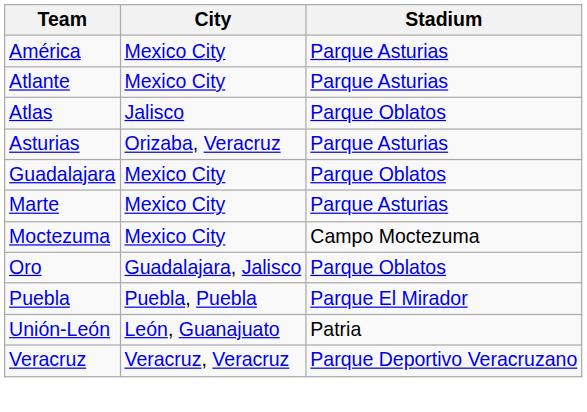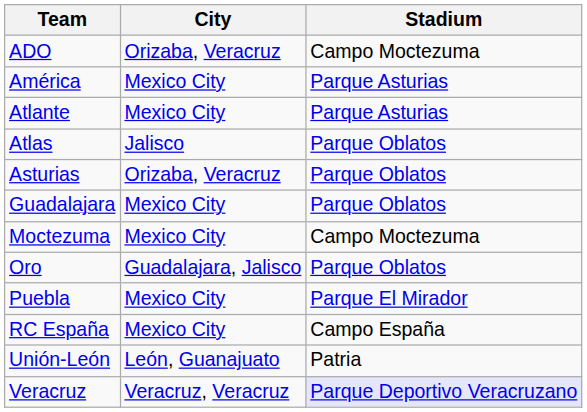+ row: (30, 50)
(379, 143) Parque Asturias -> (378, 174) Parque Oblatos
- row: (34, 205)
(191, 298) Puebla, Puebla -> (175, 298) Mexico City
+ row: (59, 329)
(444, 360) no background -> (444, 391) lavender background
